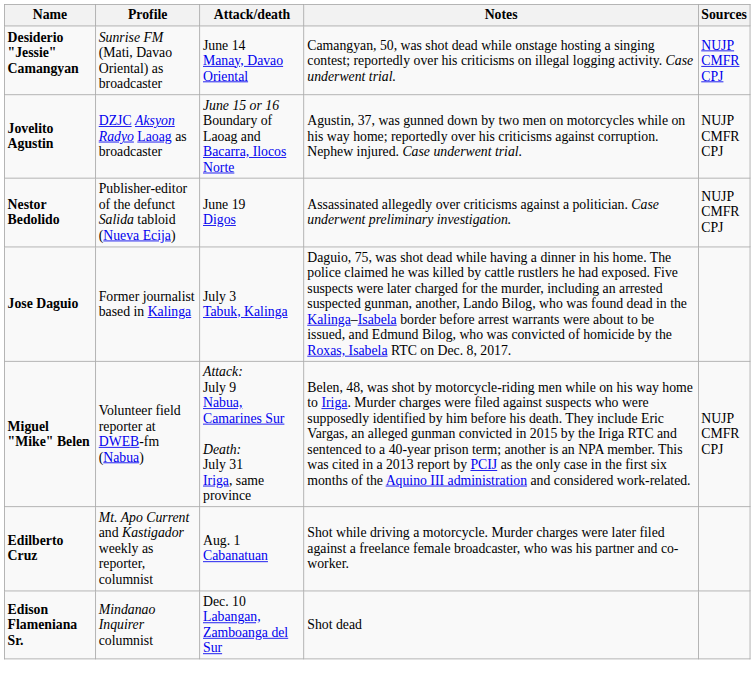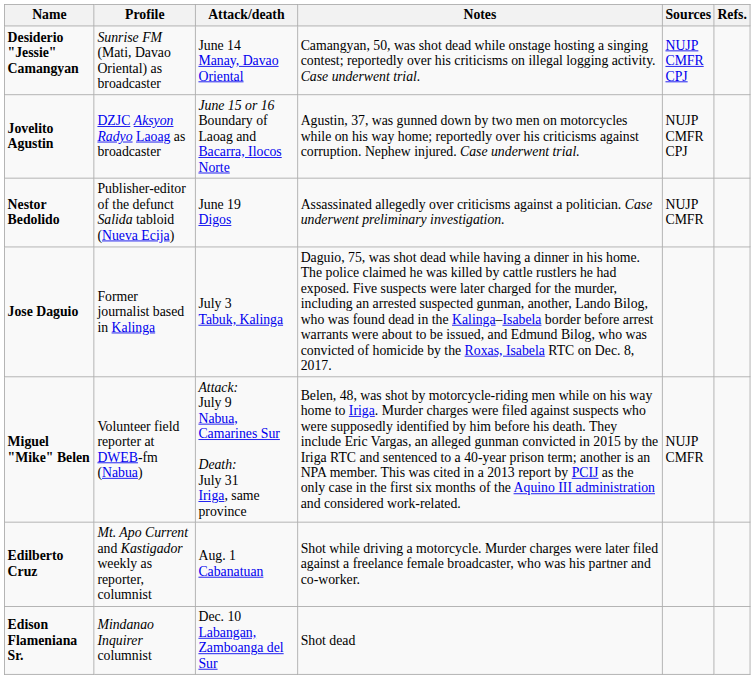+ column: (732, 15)
(720, 212) NUJP CMFR CPJ -> (685, 212) NUJP CMFR
(720, 434) NUJP CMFR CPJ -> (685, 449) NUJP CMFR
